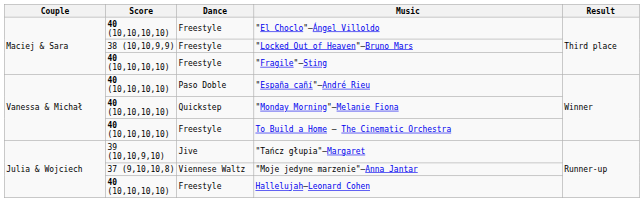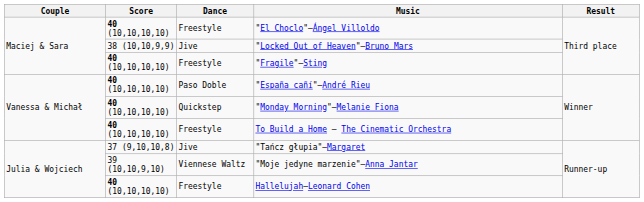(200, 46) Freestyle -> (188, 46) Jive
(136, 152) 39 (10,10,9,10) -> (141, 147) 37 (9,10,10,8)
(141, 169) 37 (9,10,10,8) -> (136, 164) 39 (10,10,9,10)
